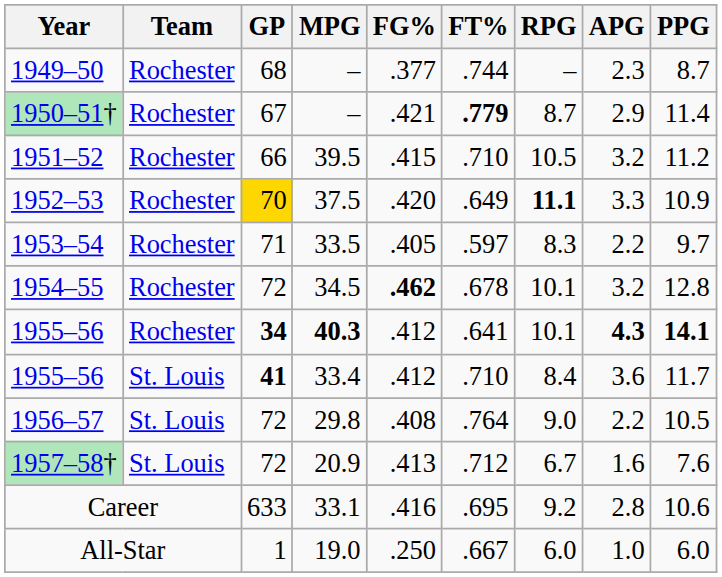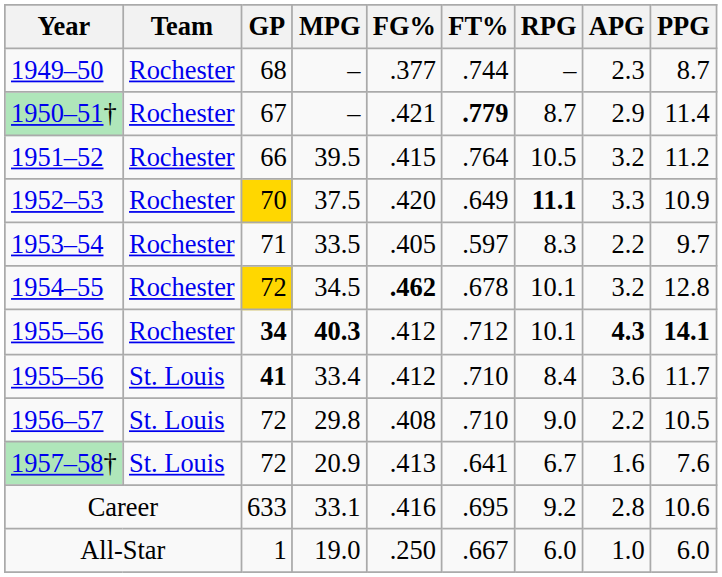(485, 157) .710 -> (485, 157) .764
(273, 288) no background -> (273, 288) gold background
(485, 331) .641 -> (485, 331) .712
(485, 418) .764 -> (485, 418) .710
(485, 462) .712 -> (485, 462) .641
